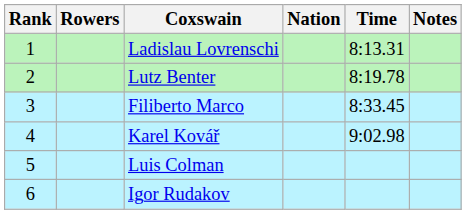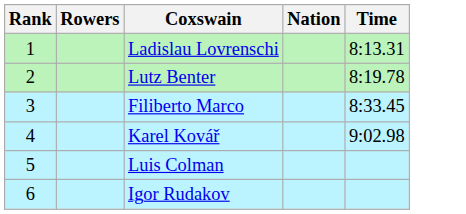- column: (435, 19)
